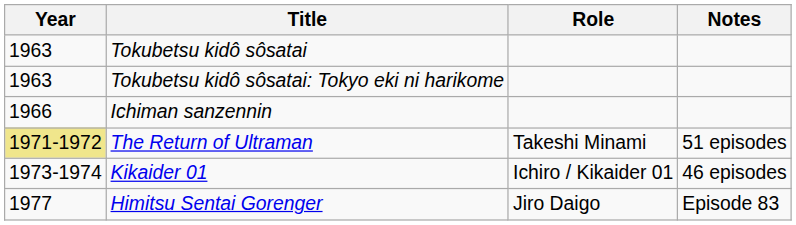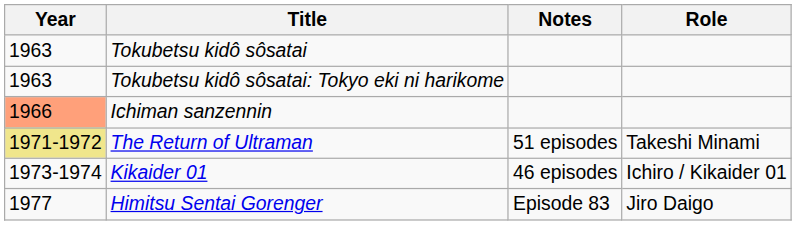columns swapped: (593, 19) <-> (734, 19)
(31, 111) no background -> (31, 111) lightsalmon background
